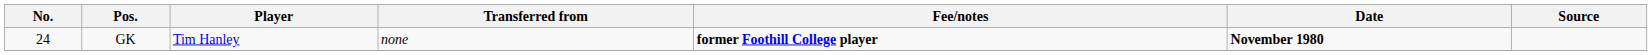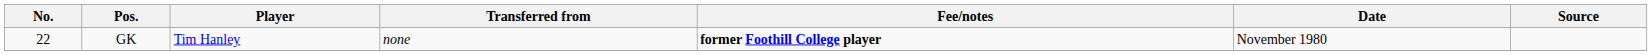(43, 39) 24 -> (43, 39) 22
(1277, 39) bold -> (1282, 39) normal
